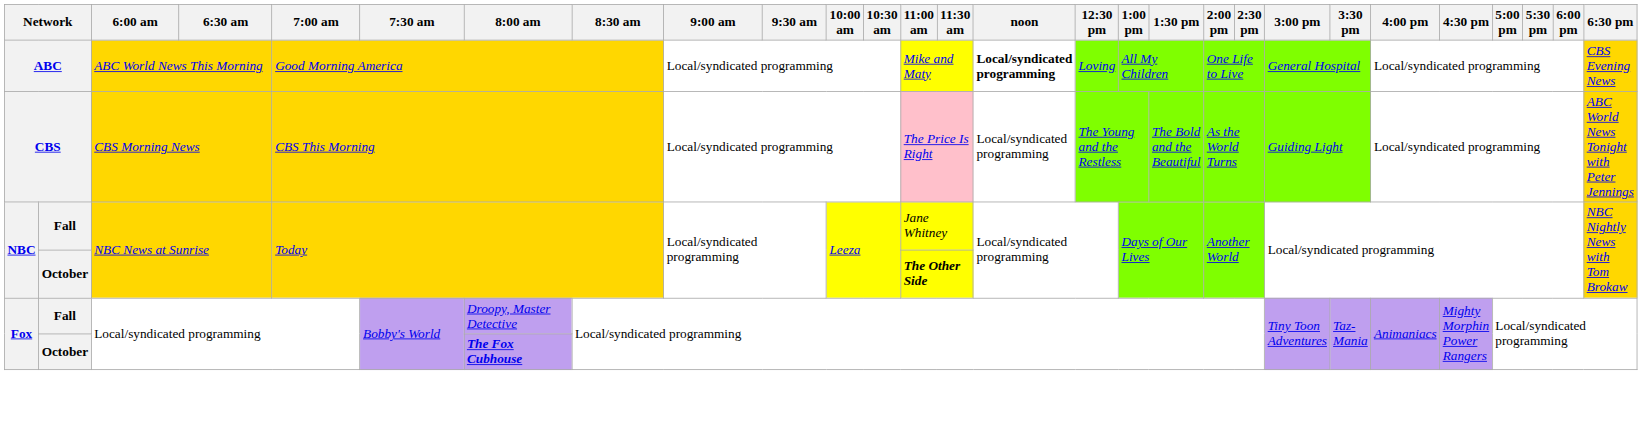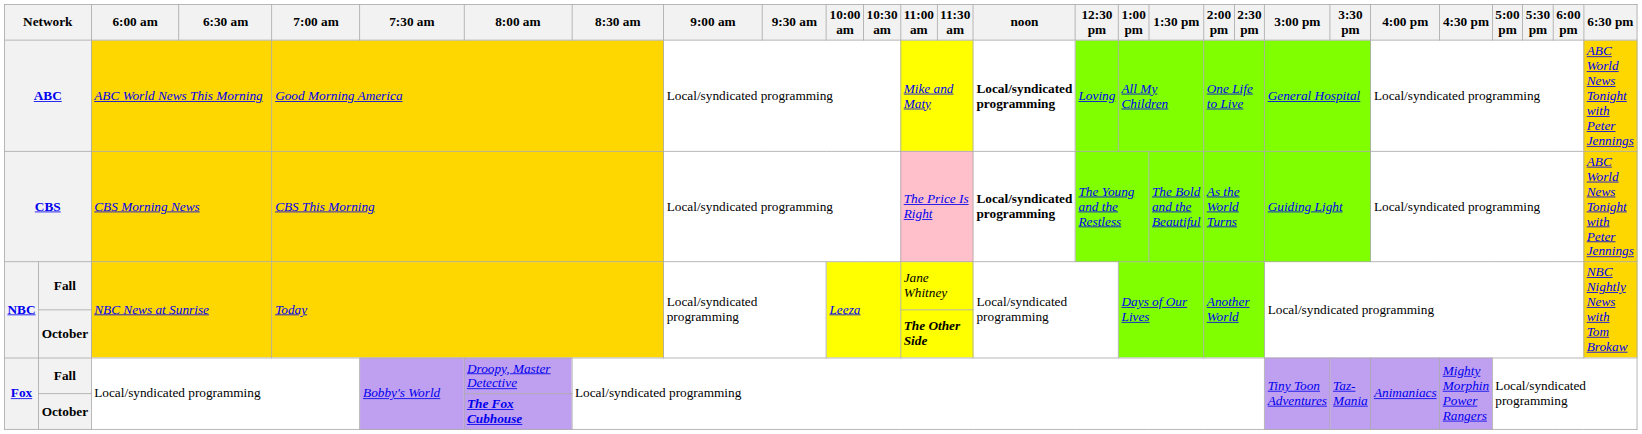(1608, 65) CBS Evening News -> (1610, 95) ABC World News Tonight with Peter Jennings
(1022, 146) normal -> (1024, 206) bold
